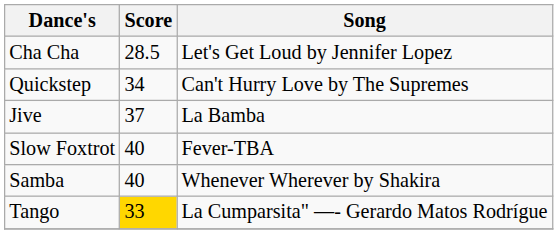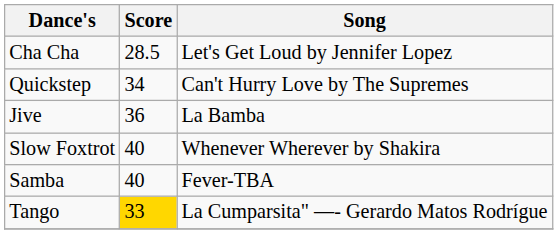(135, 116) 37 -> (135, 116) 36
(228, 148) Fever-TBA -> (311, 148) Whenever Wherever by Shakira
(311, 180) Whenever Wherever by Shakira -> (228, 180) Fever-TBA
